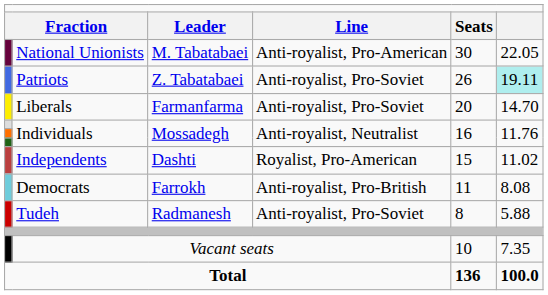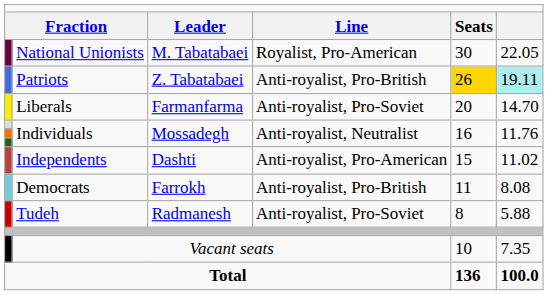(352, 52) Anti-royalist, Pro-American -> (337, 52) Royalist, Pro-American
(340, 79) Anti-royalist, Pro-Soviet -> (341, 79) Anti-royalist, Pro-British
(464, 79) no background -> (464, 79) gold background
(337, 160) Royalist, Pro-American -> (352, 160) Anti-royalist, Pro-American
